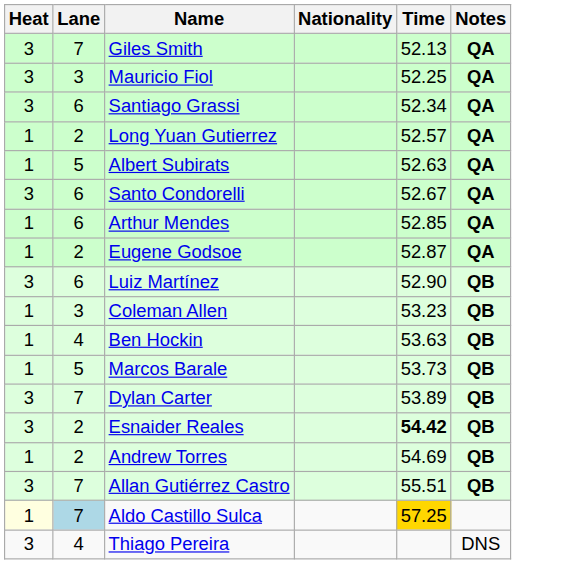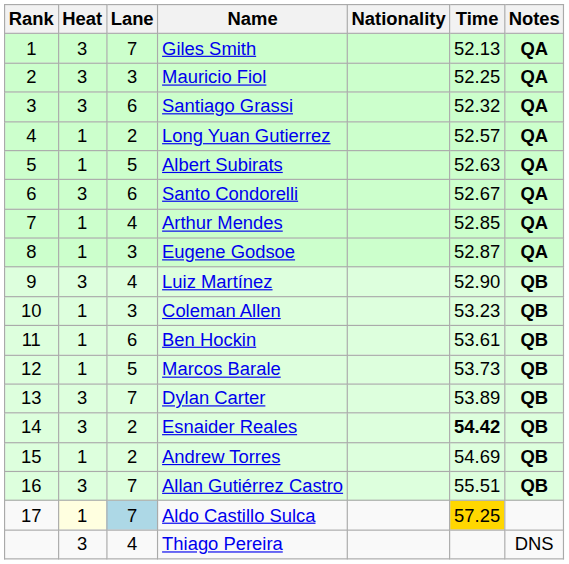+ column: (31, 19)
(424, 106) 52.34 -> (477, 106) 52.32
(79, 223) 6 -> (132, 223) 4
(79, 252) 2 -> (132, 252) 3
(79, 281) 6 -> (132, 281) 4
(79, 340) 4 -> (132, 340) 6
(424, 340) 53.63 -> (477, 340) 53.61
